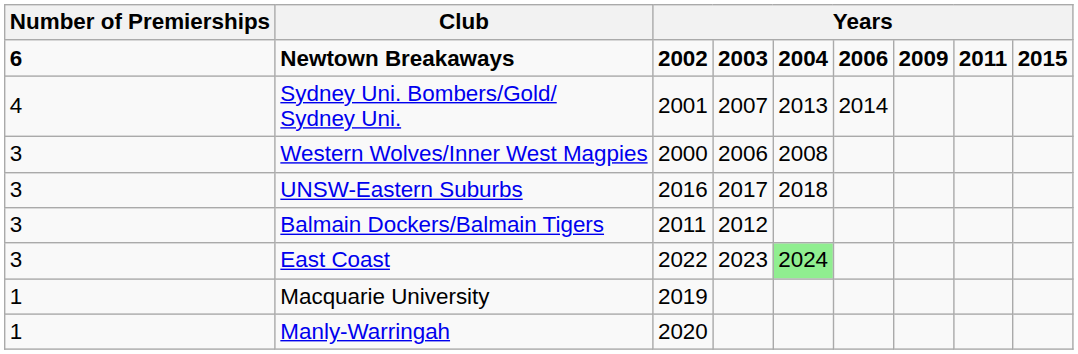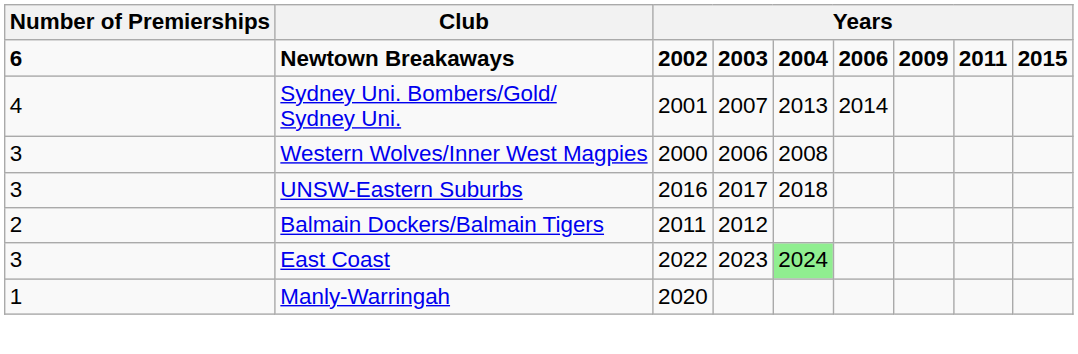(16, 225) 3 -> (16, 225) 2
- row: (385, 296)
